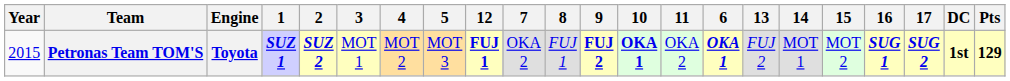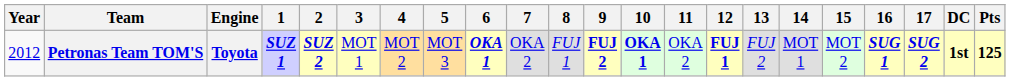columns swapped: (723, 17) <-> (484, 17)
(24, 52) 2015 -> (24, 52) 2012
(990, 52) 129 -> (990, 52) 125
